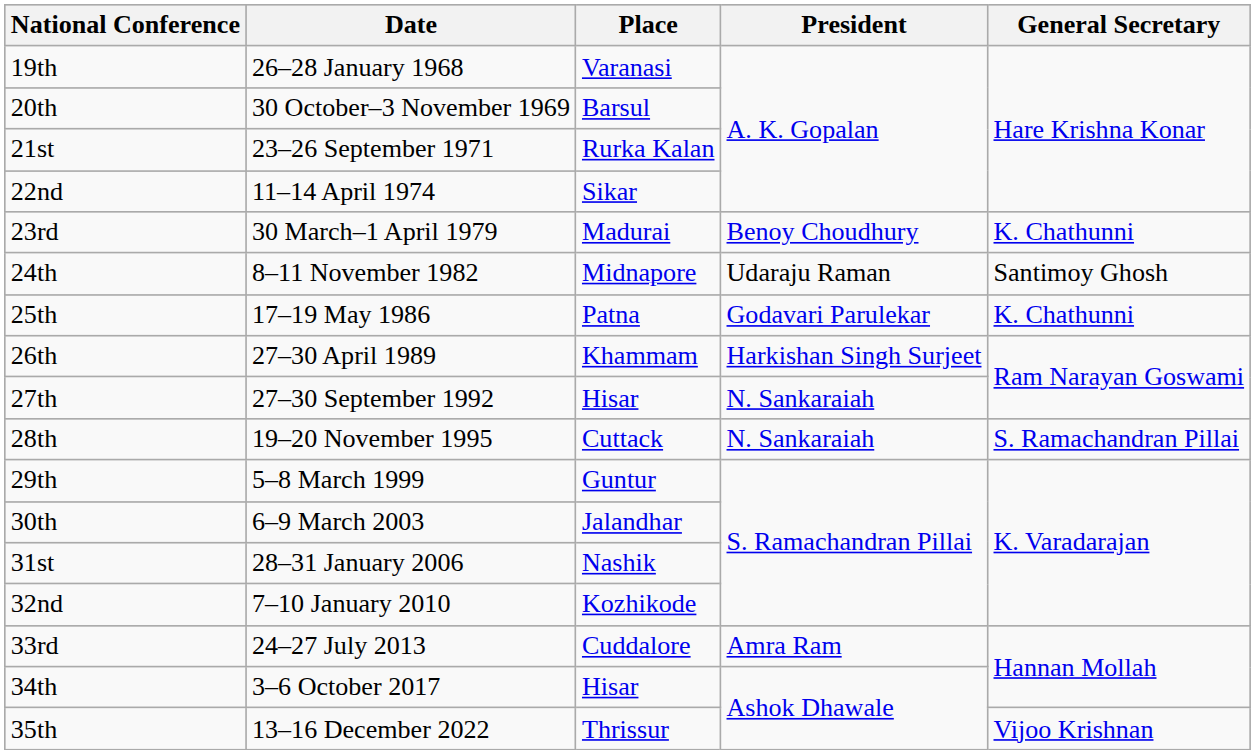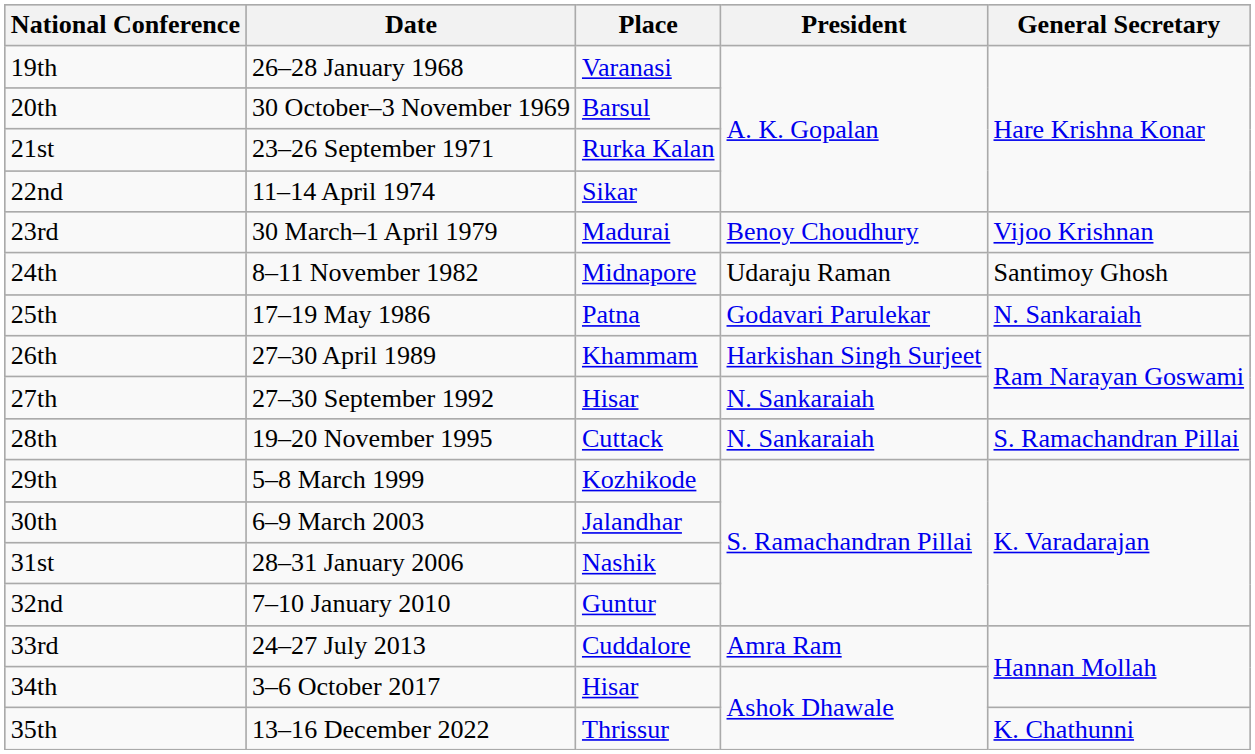(1064, 231) K. Chathunni -> (1073, 231) Vijoo Krishnan
(1064, 314) K. Chathunni -> (1067, 314) N. Sankaraiah
(619, 480) Guntur -> (639, 480) Kozhikode
(639, 604) Kozhikode -> (619, 604) Guntur
(1073, 728) Vijoo Krishnan -> (1064, 728) K. Chathunni
